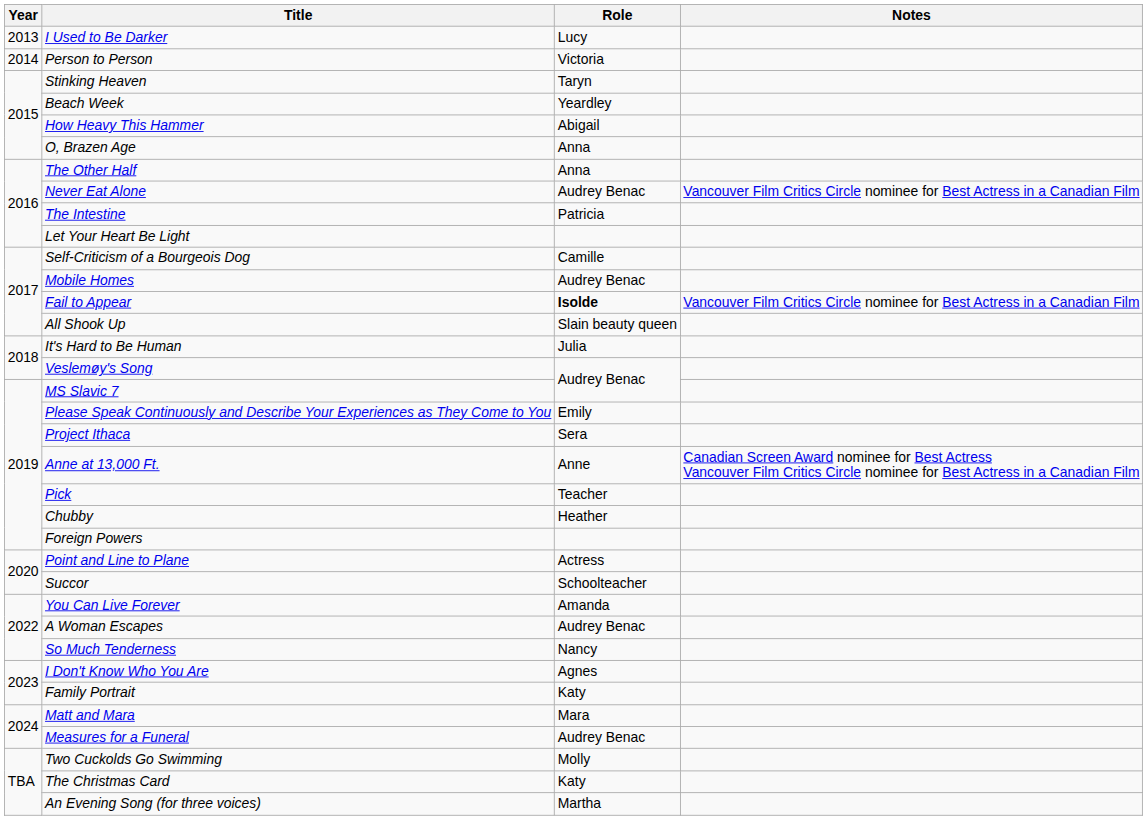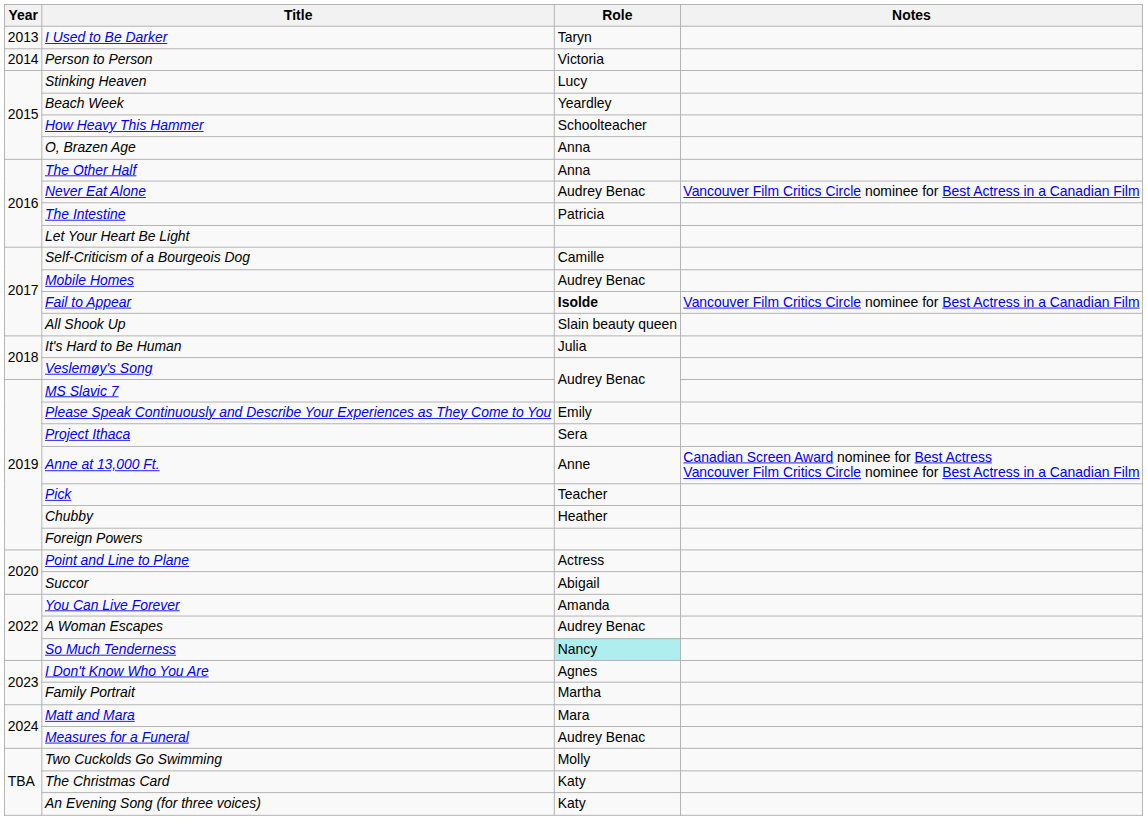(572, 37) Lucy -> (575, 37) Taryn
(575, 81) Taryn -> (572, 81) Lucy
(579, 125) Abigail -> (602, 125) Schoolteacher
(602, 583) Schoolteacher -> (579, 583) Abigail
(577, 649) no background -> (577, 649) paleturquoise background
(572, 693) Katy -> (579, 693) Martha
(579, 803) Martha -> (572, 803) Katy
